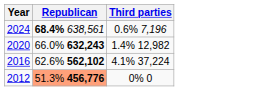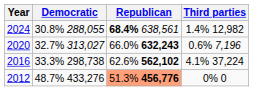+ column: (70, 13)
(140, 29) 0.6% 7,196 -> (215, 29) 1.4% 12,982
(140, 45) 1.4% 12,982 -> (215, 45) 0.6% 7,196
